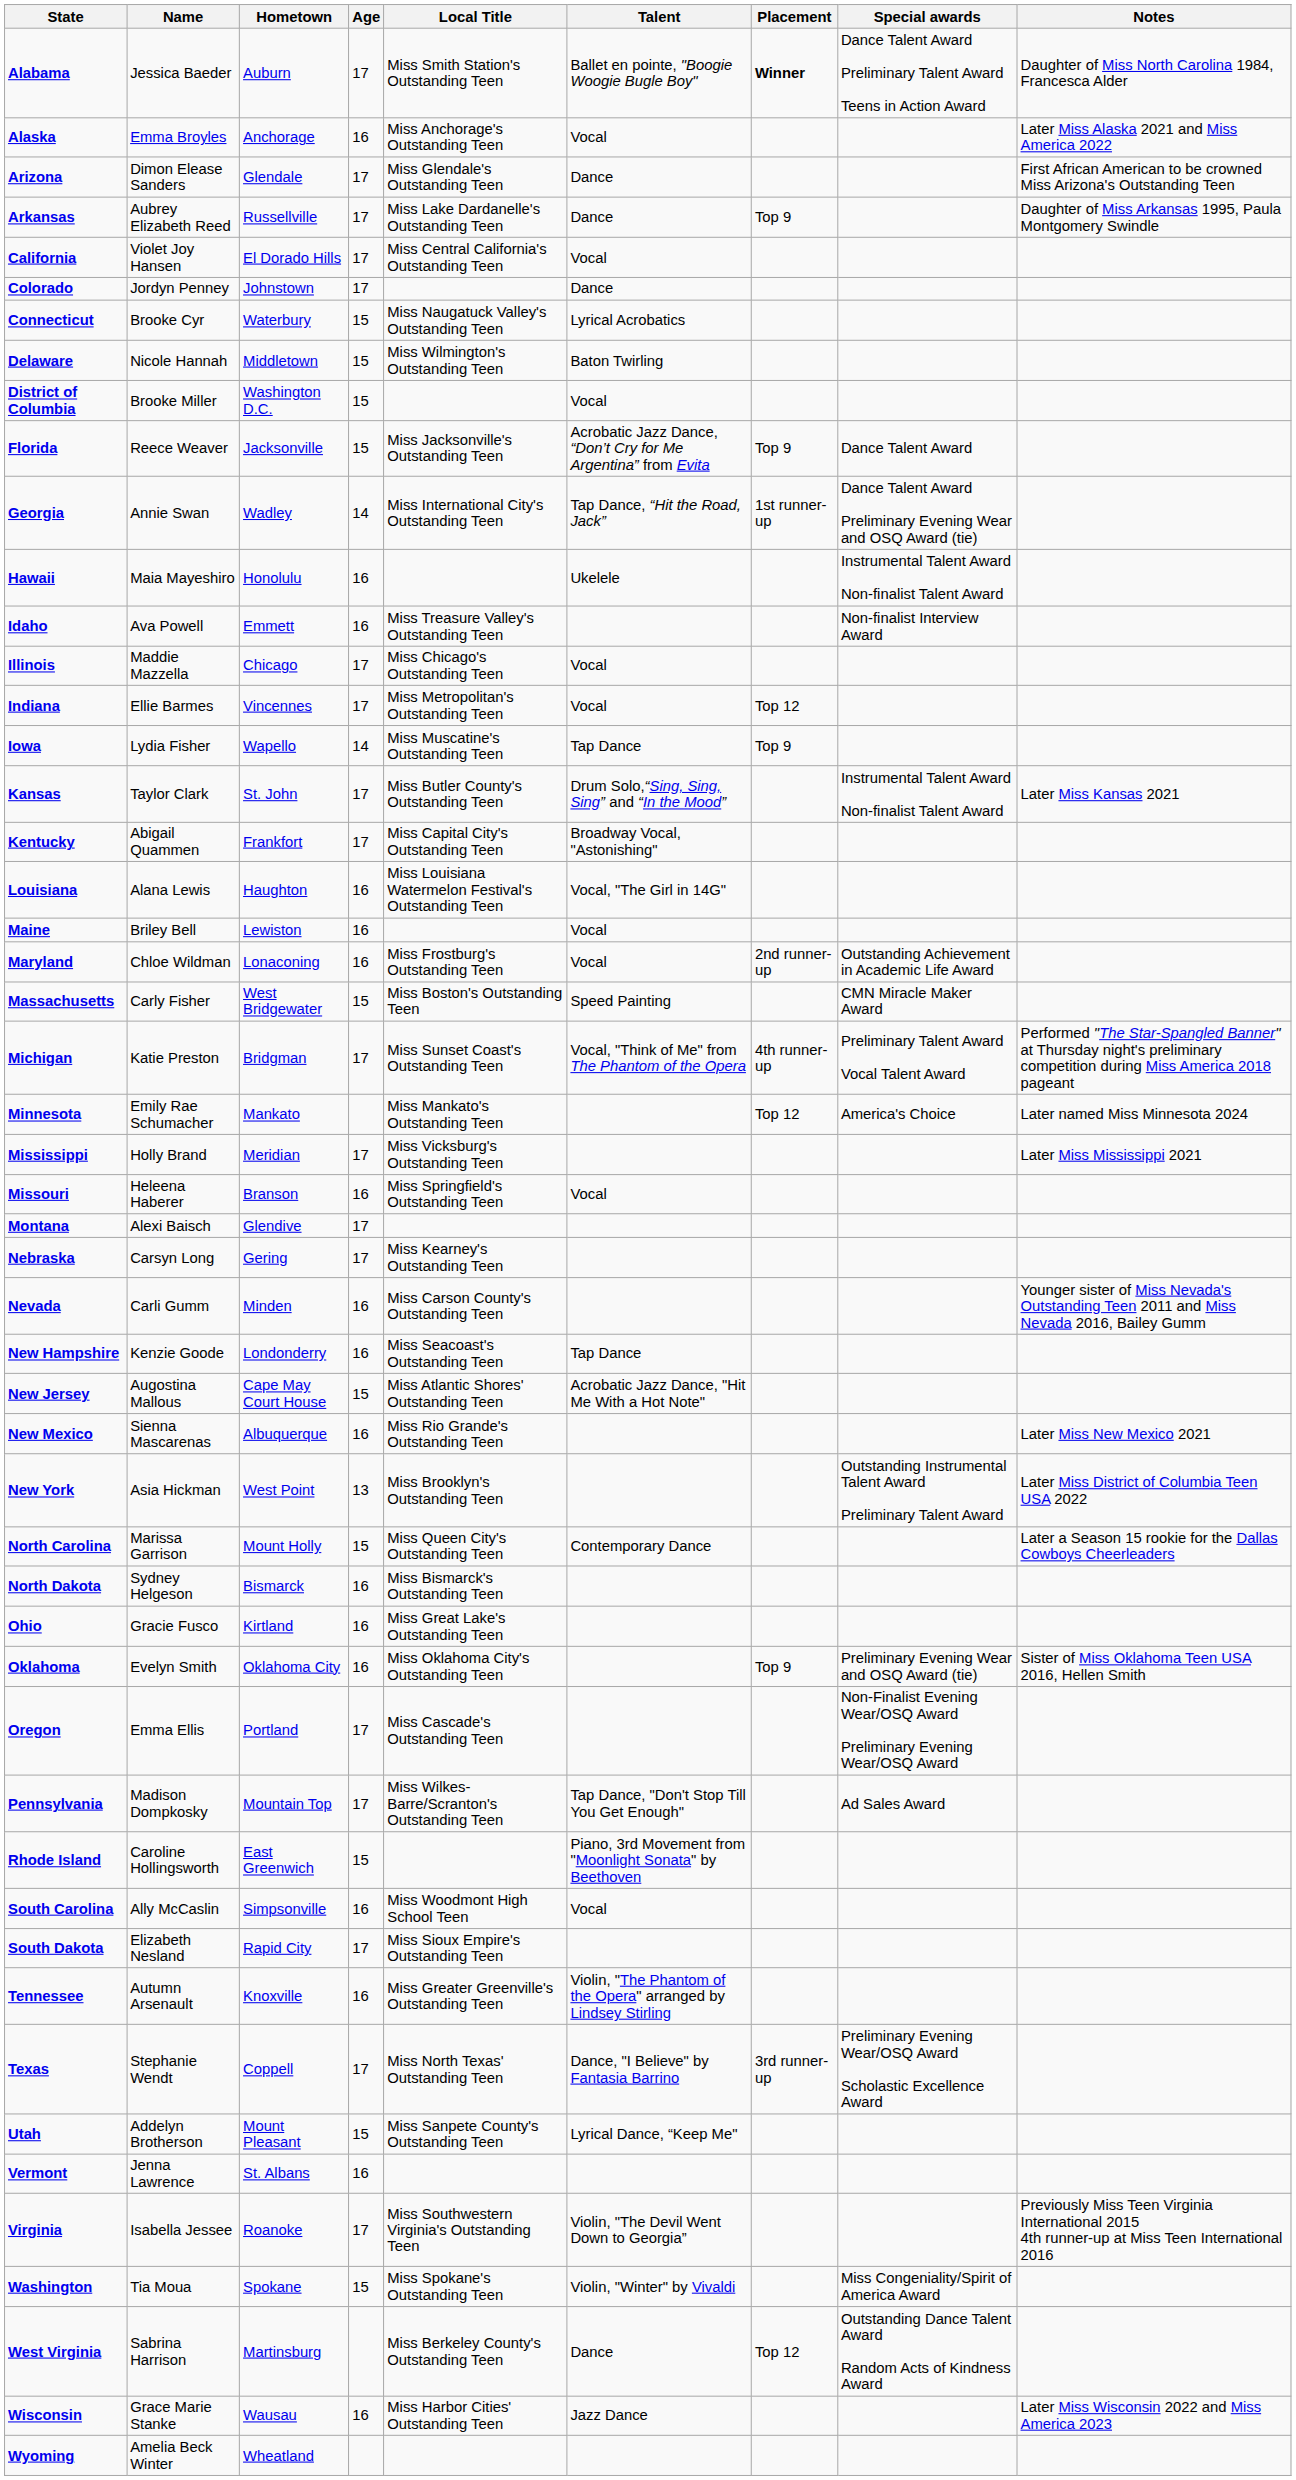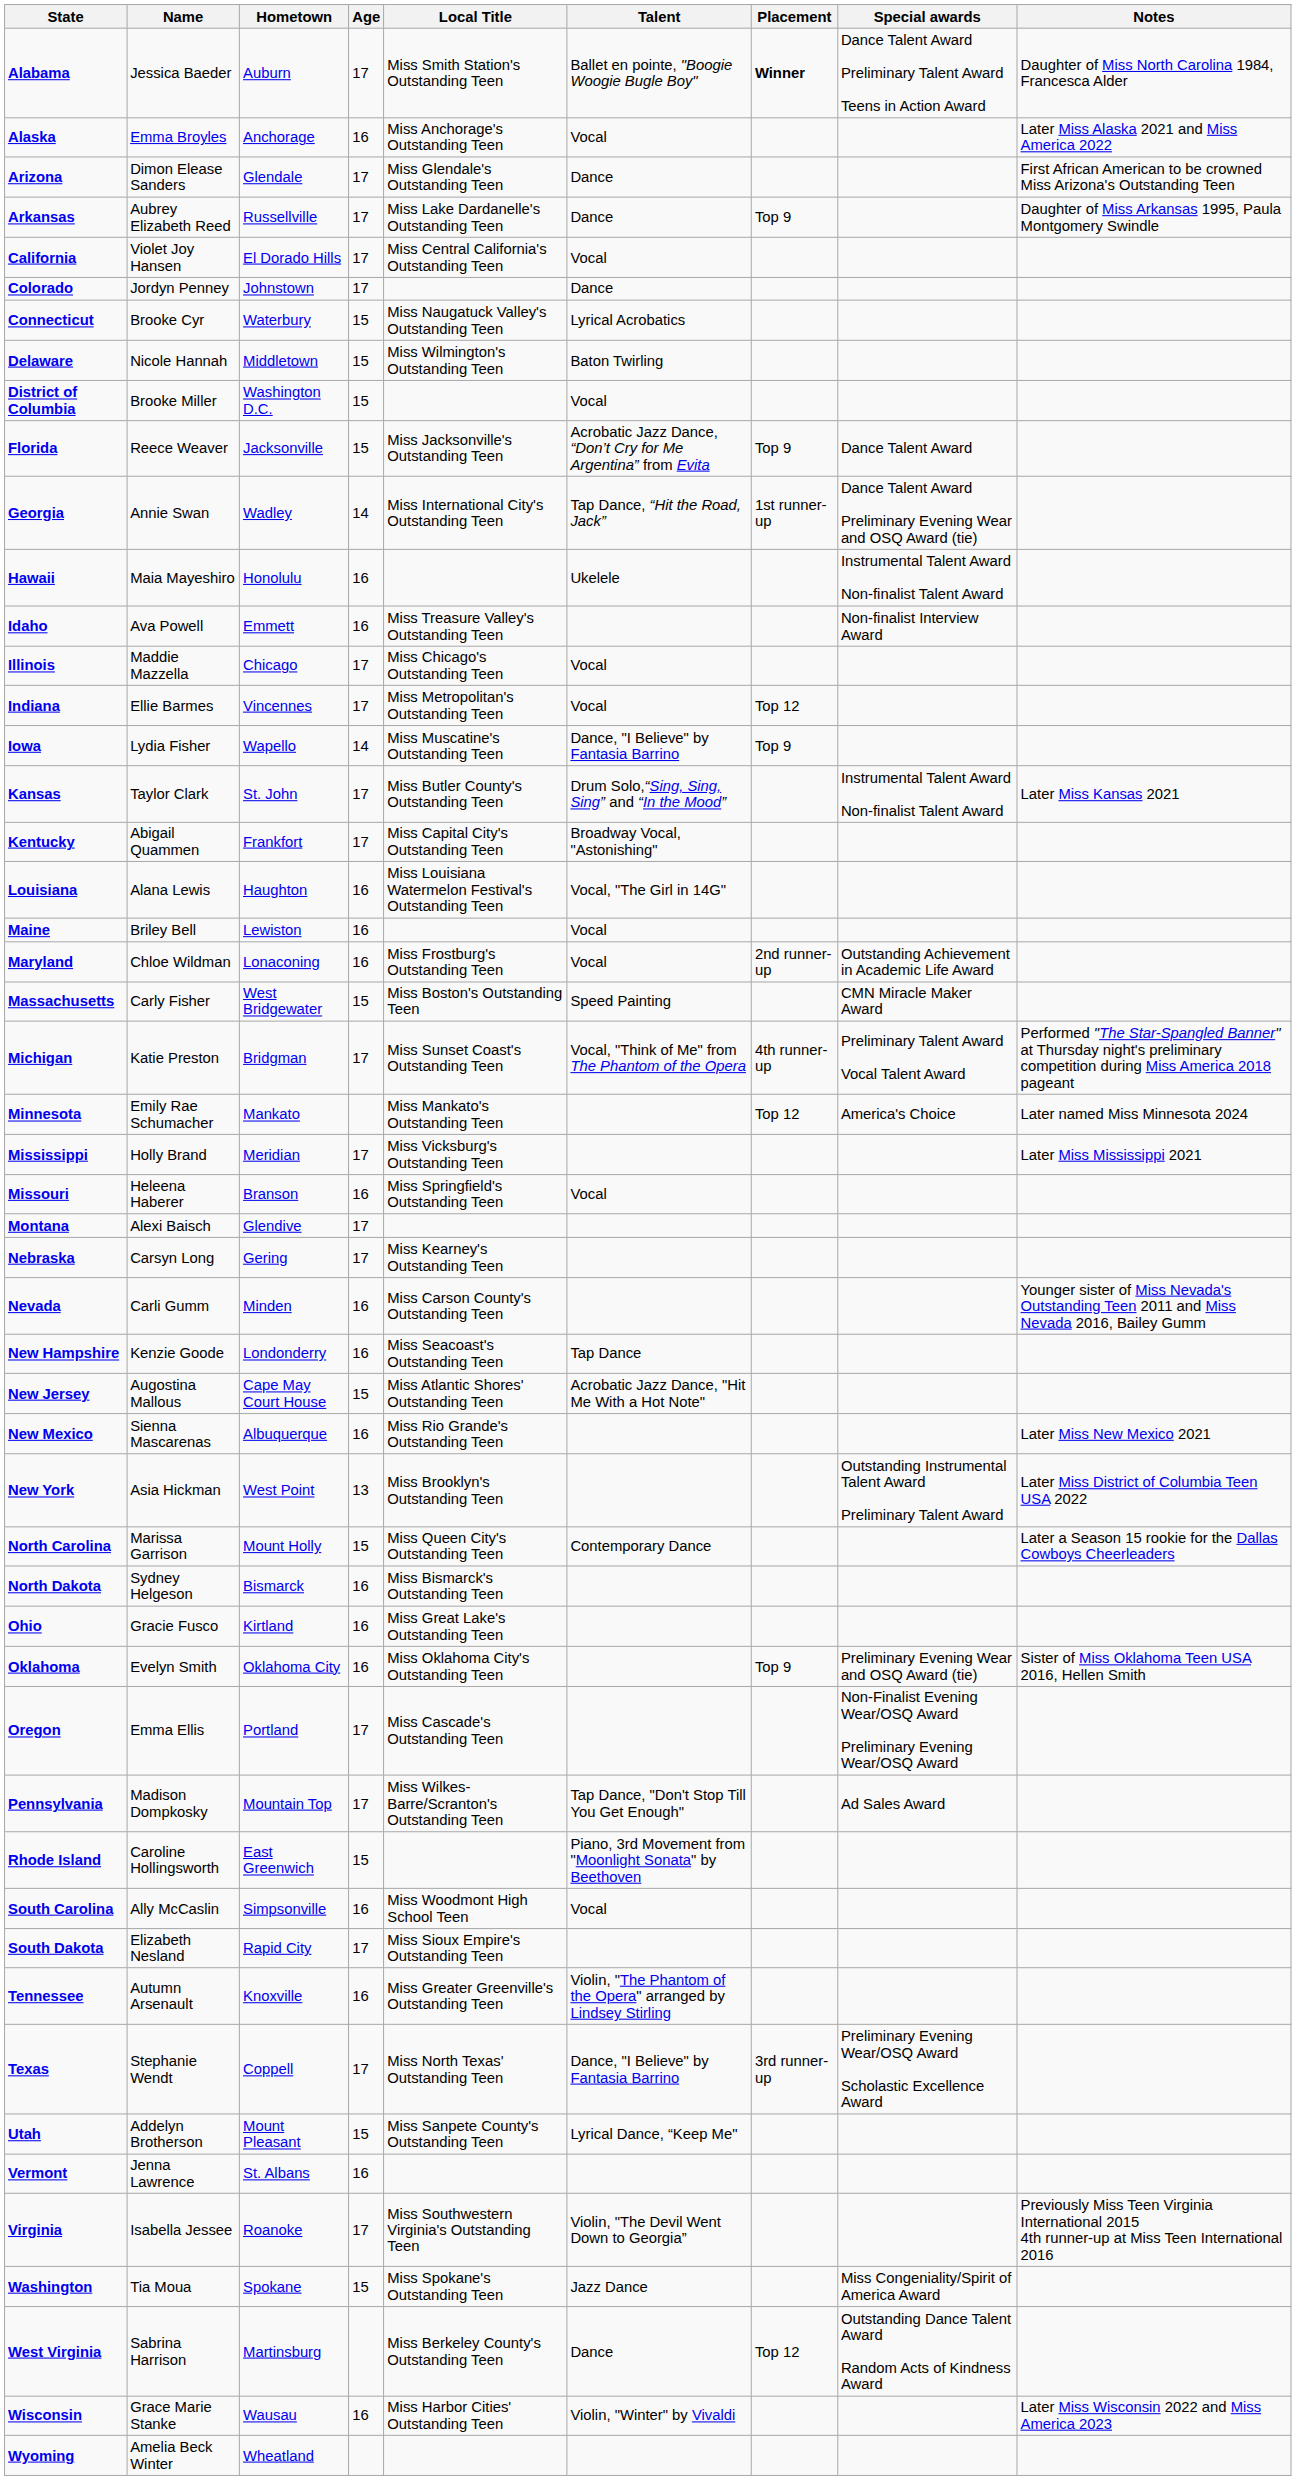(606, 746) Tap Dance -> (640, 746) Dance, "I Believe" by Fantasia Barrino
(653, 2287) Violin, "Winter" by Vivaldi -> (609, 2287) Jazz Dance
(609, 2416) Jazz Dance -> (653, 2416) Violin, "Winter" by Vivaldi
